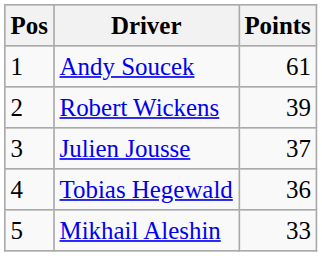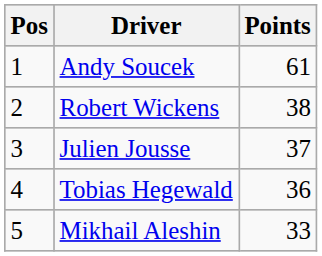(298, 107) 39 -> (298, 107) 38
